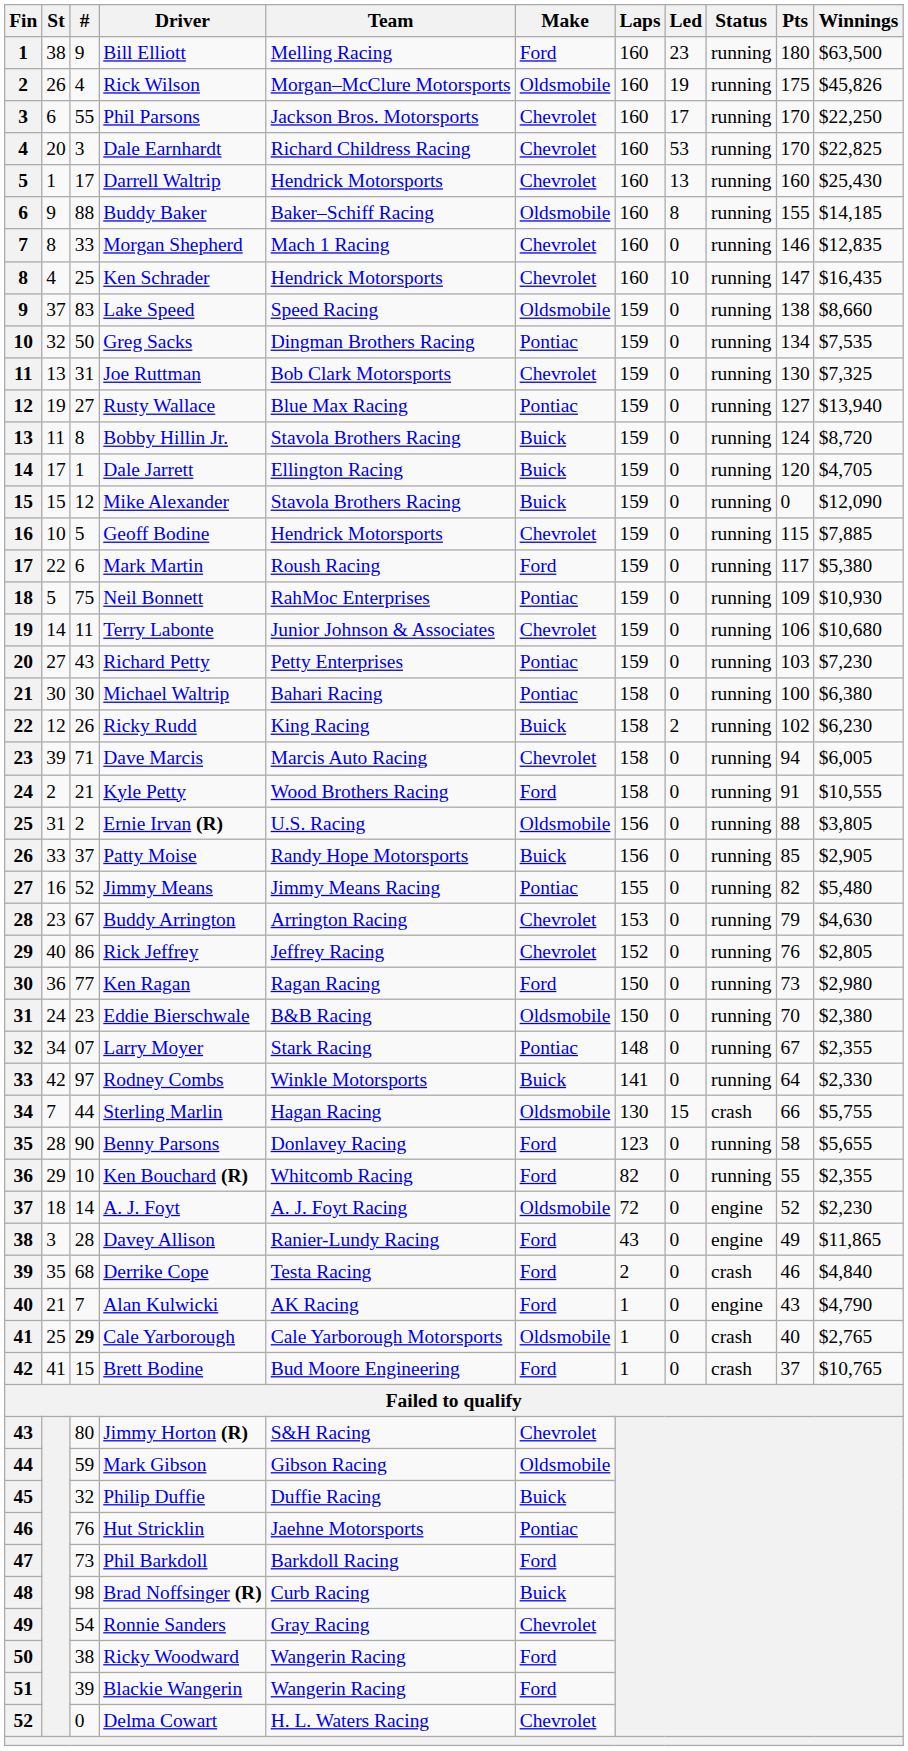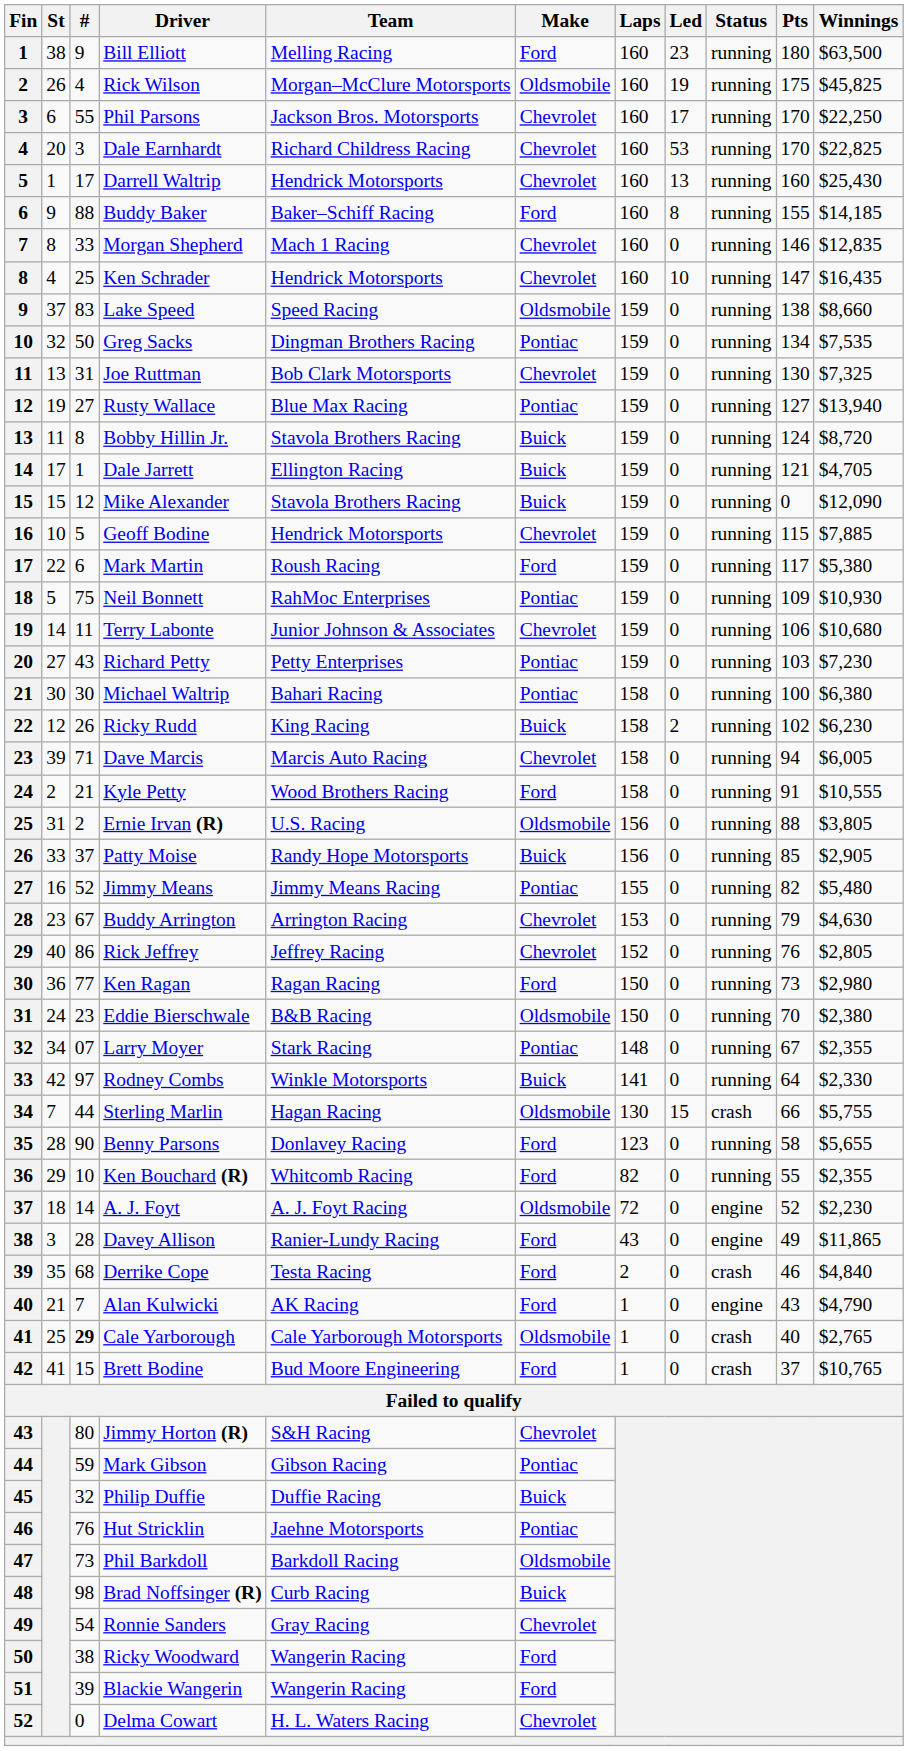(850, 84) $45,826 -> (850, 84) $45,825
(565, 213) Oldsmobile -> (538, 213) Ford
(795, 469) 120 -> (795, 469) 121
(565, 1464) Oldsmobile -> (549, 1464) Pontiac
(538, 1560) Ford -> (565, 1560) Oldsmobile
